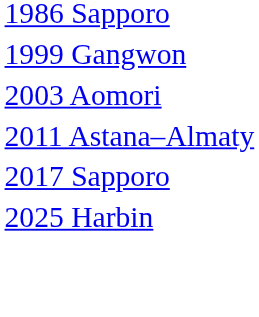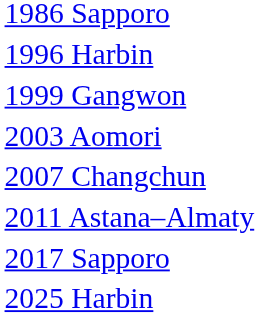+ row: (79, 54)
+ row: (105, 176)
